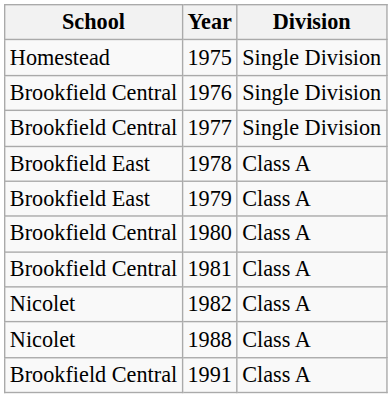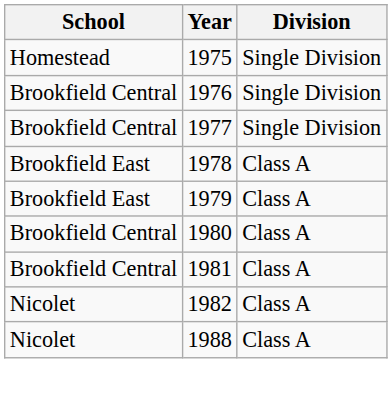- row: (210, 374)
